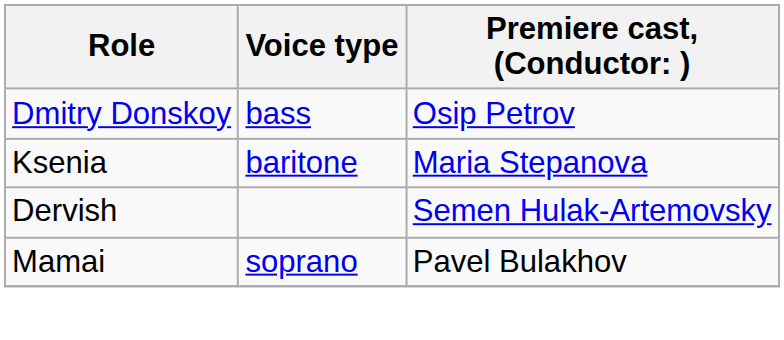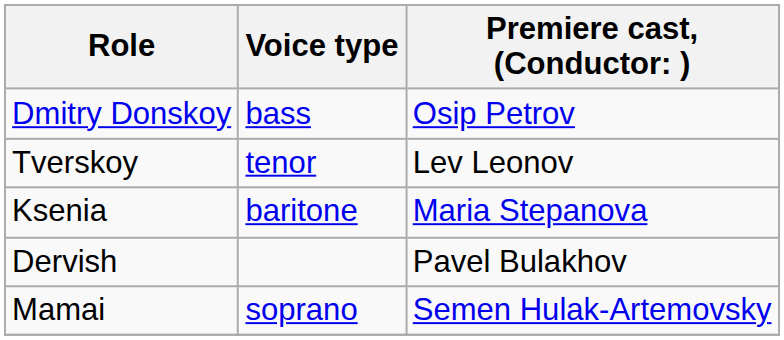+ row: (75, 162)
(592, 211) Semen Hulak-Artemovsky -> (520, 260) Pavel Bulakhov
(520, 260) Pavel Bulakhov -> (592, 310) Semen Hulak-Artemovsky
